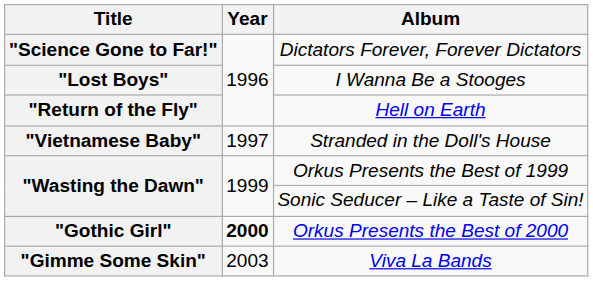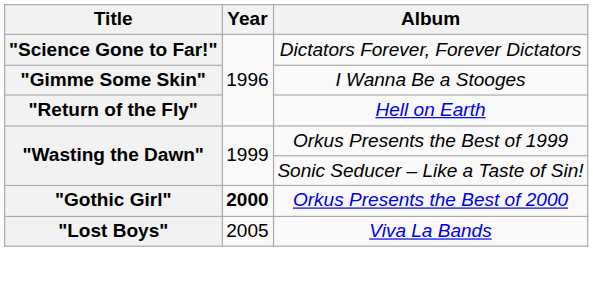(113, 79) "Lost Boys" -> (113, 79) "Gimme Some Skin"
- row: (431, 140)
(113, 261) "Gimme Some Skin" -> (113, 230) "Lost Boys"
(247, 261) 2003 -> (247, 230) 2005
